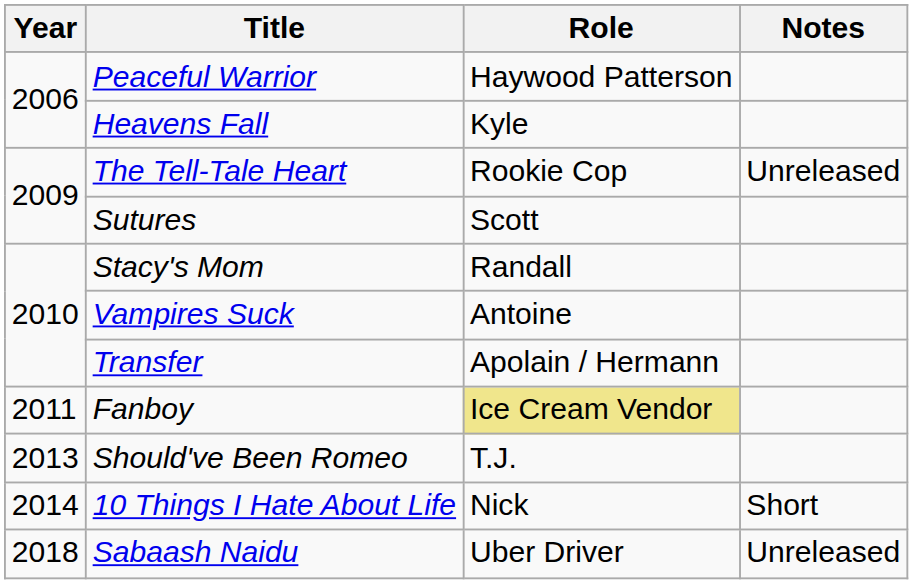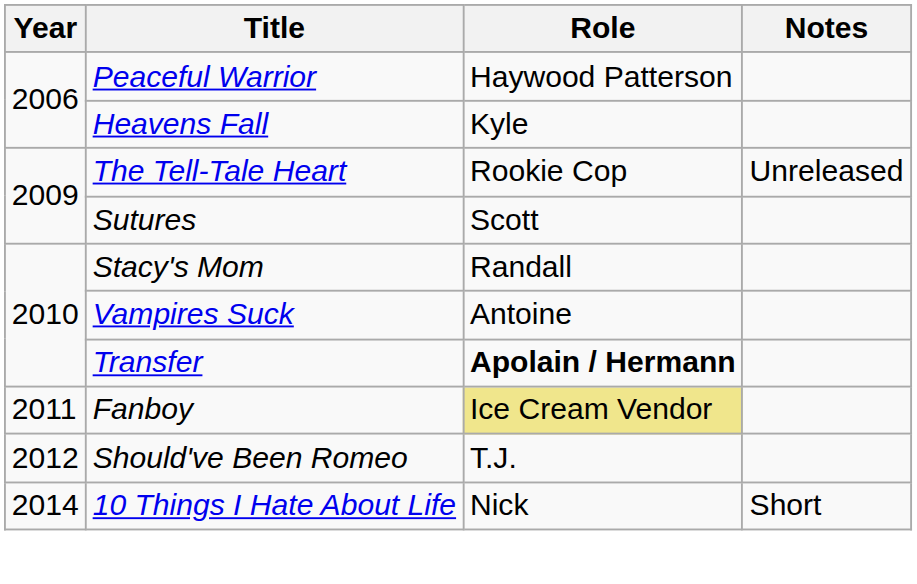(595, 362) normal -> (603, 362) bold
(45, 457) 2013 -> (45, 457) 2012
- row: (196, 553)
